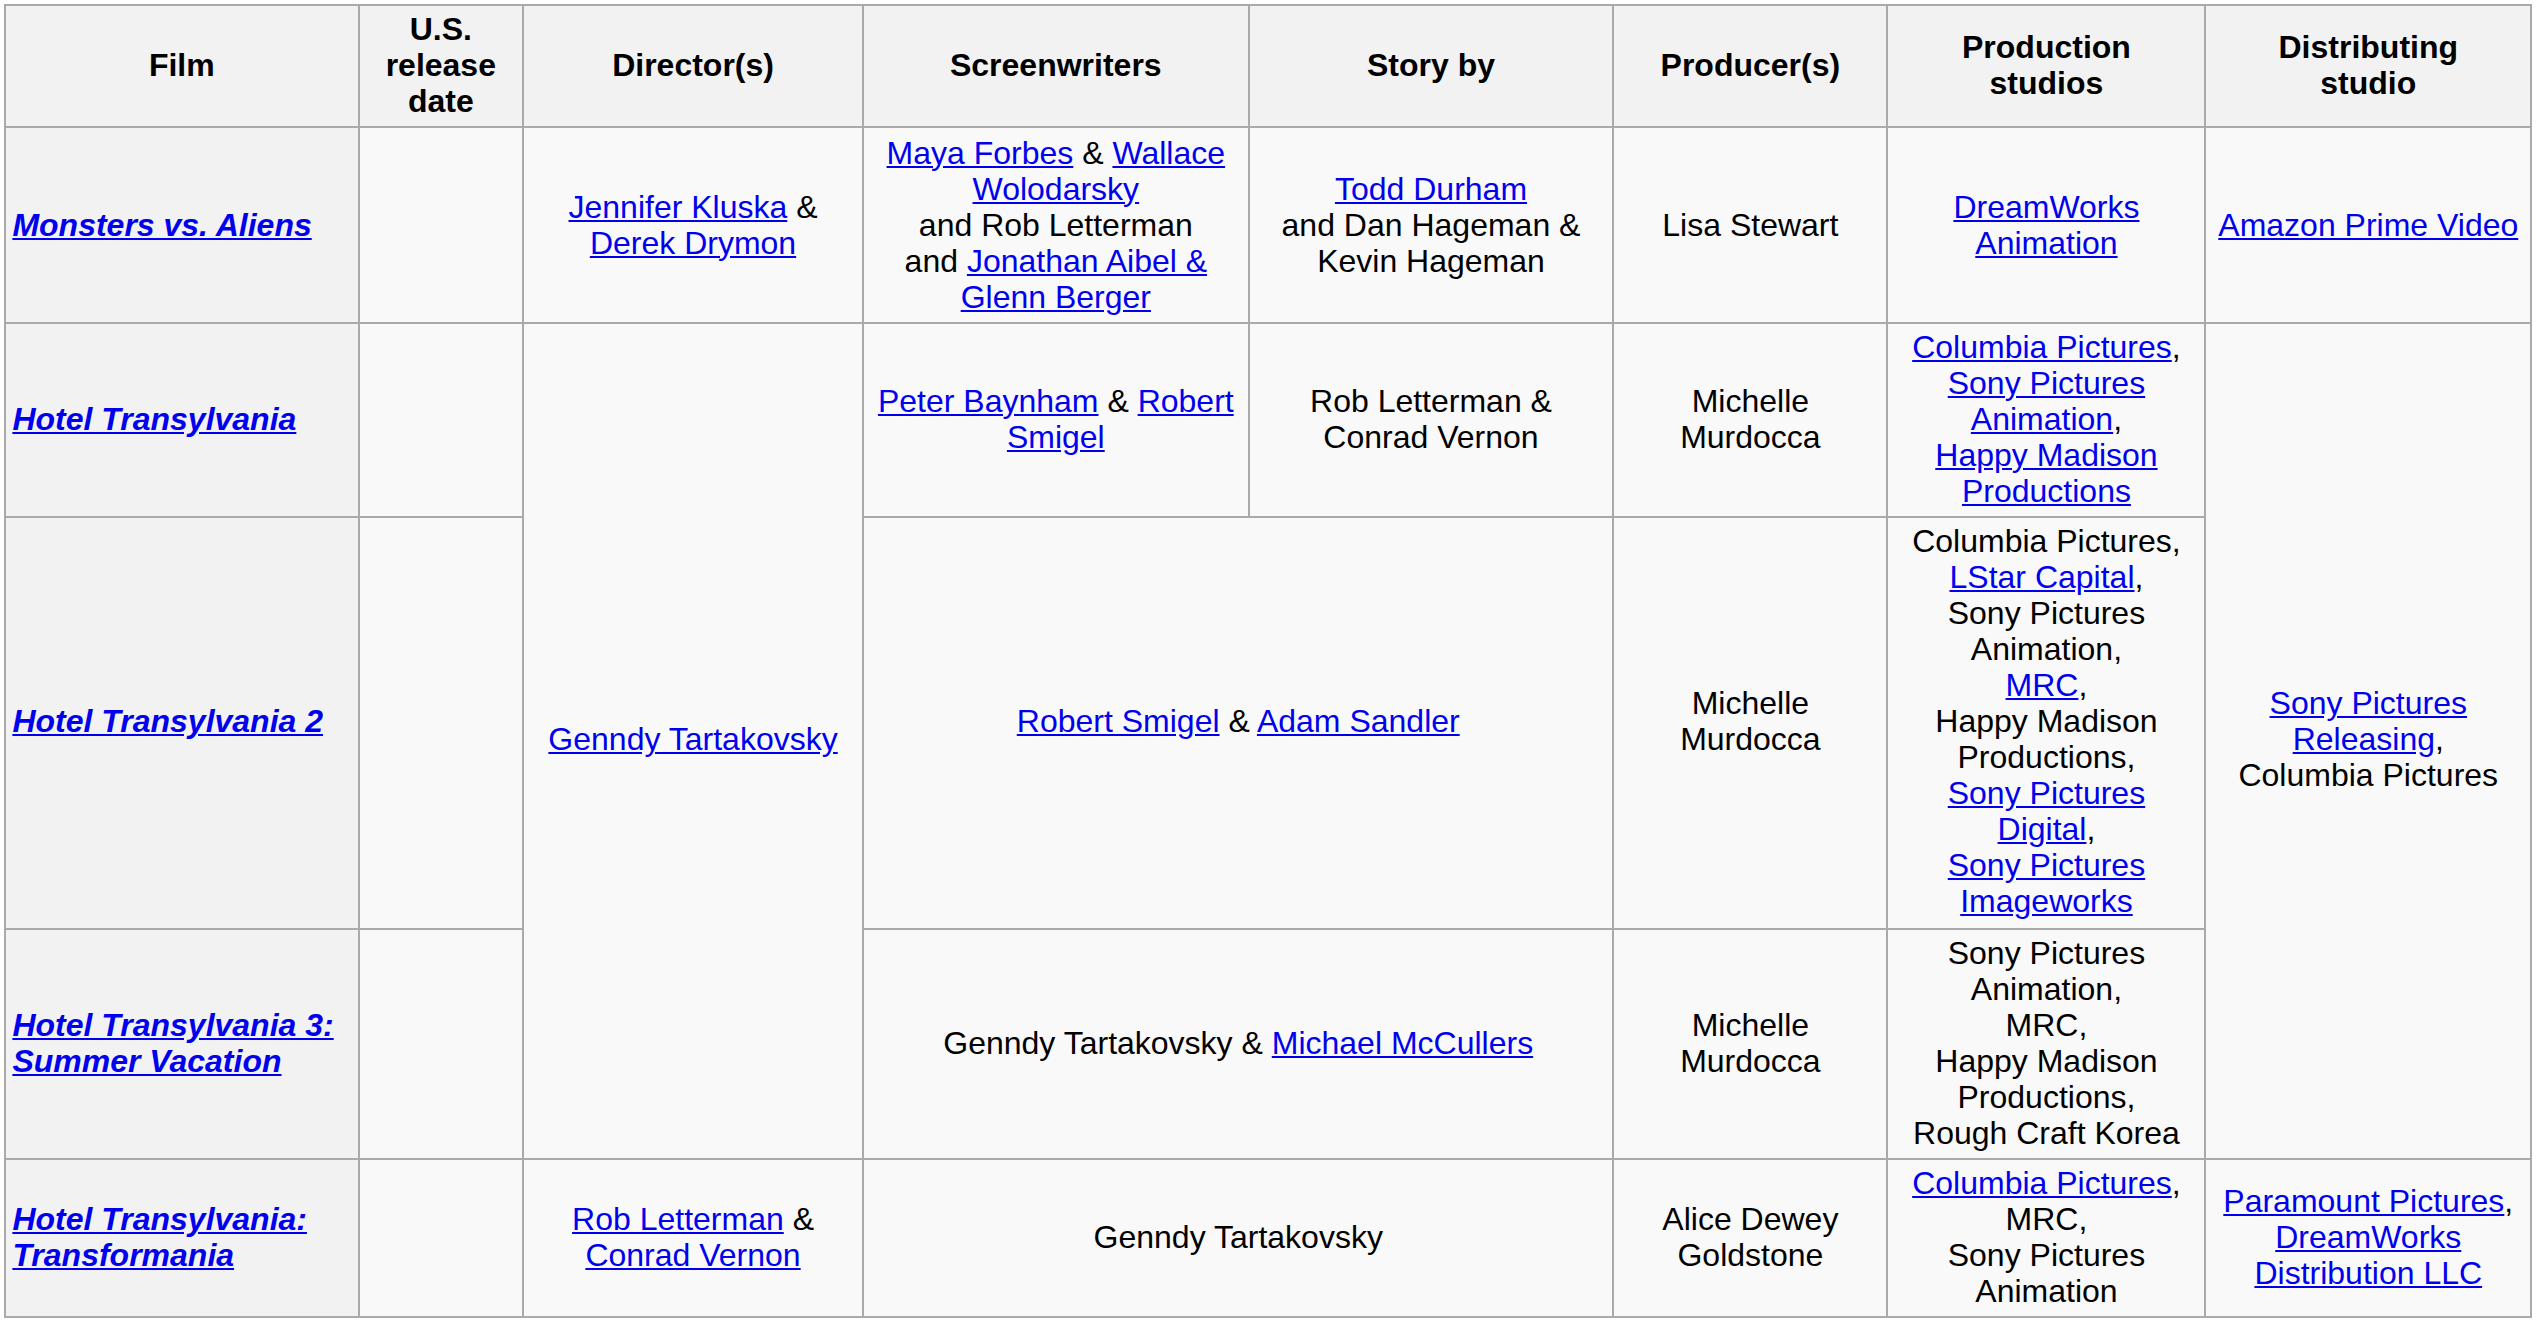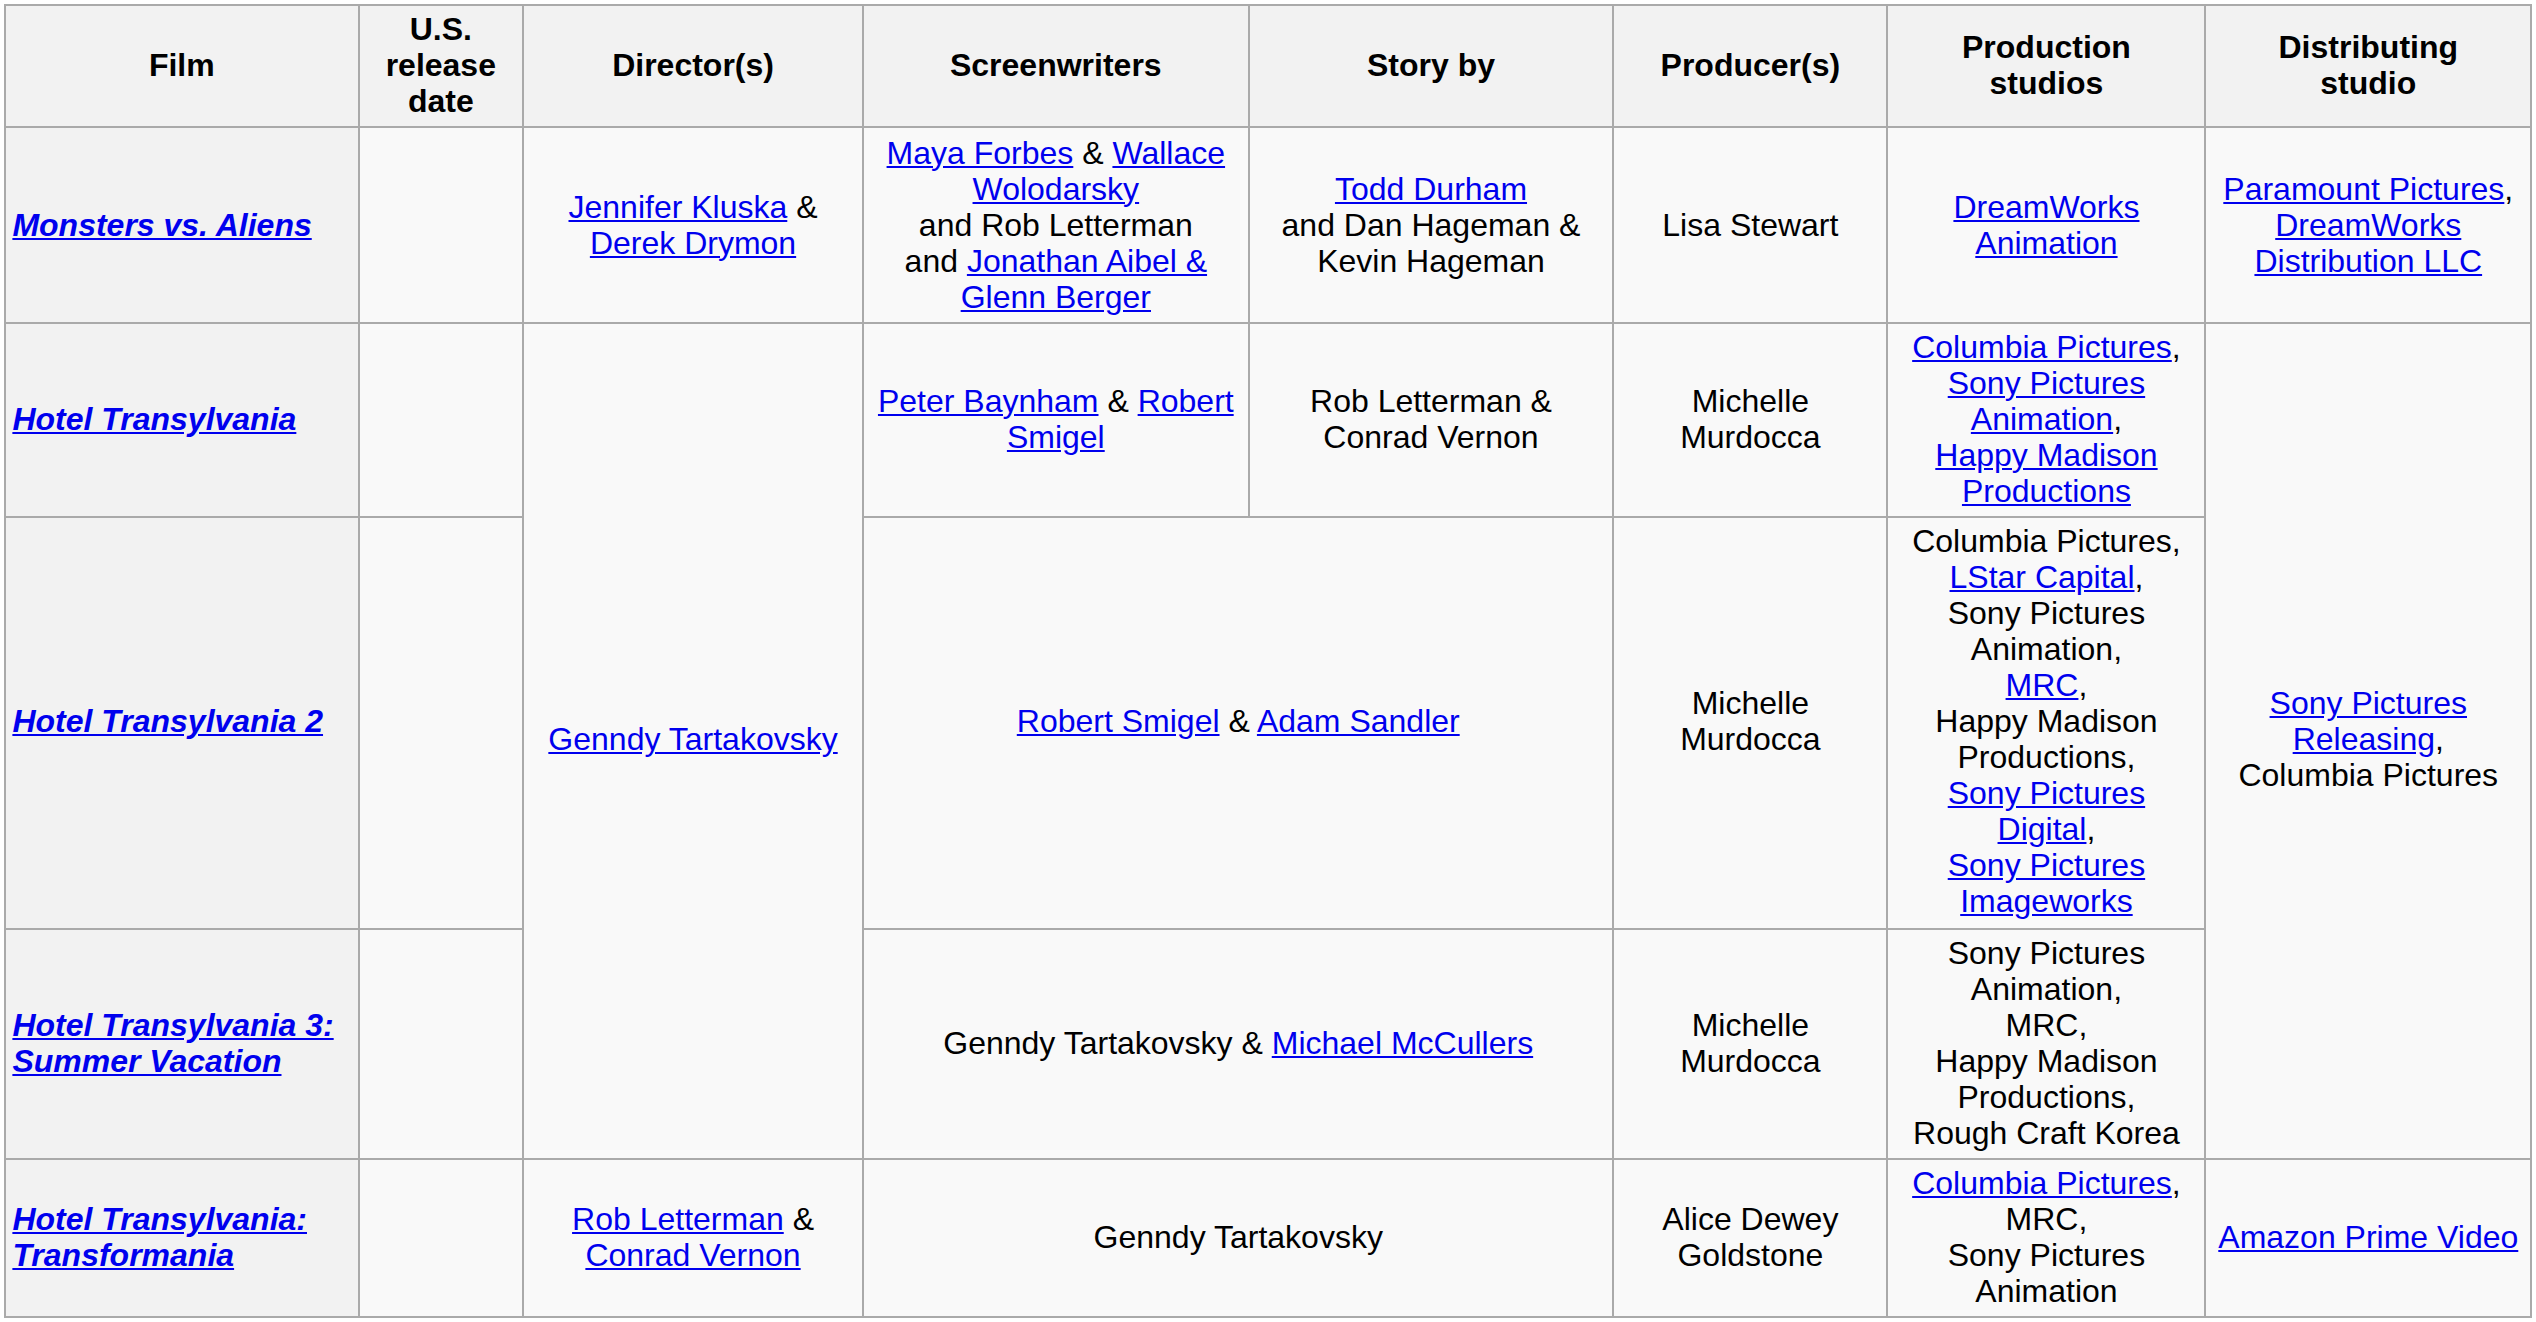(2368, 224) Amazon Prime Video -> (2368, 224) Paramount Pictures, DreamWorks Distribution LLC
(2368, 1237) Paramount Pictures, DreamWorks Distribution LLC -> (2368, 1237) Amazon Prime Video
